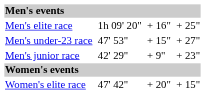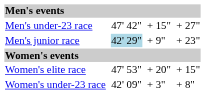- row: (39, 25)
(113, 40) 47' 53" -> (126, 25) 47' 42"
(113, 55) no background -> (126, 40) lightblue background
(113, 84) 47' 42" -> (126, 70) 47' 53"
+ row: (55, 84)
